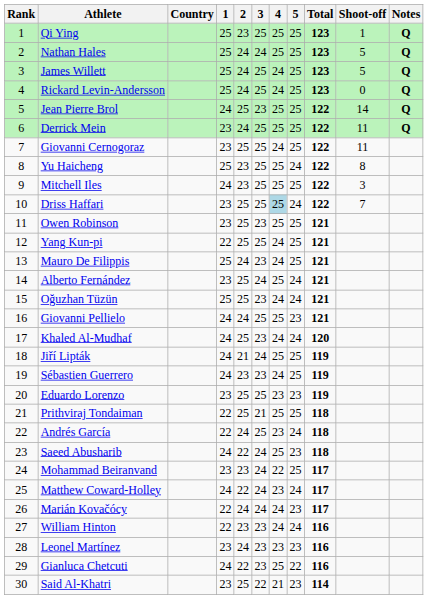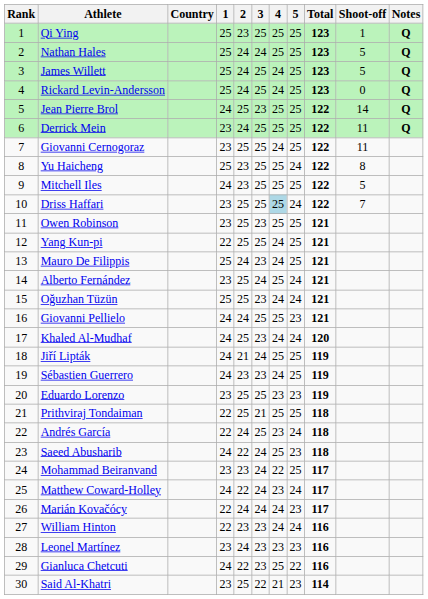(362, 185) 3 -> (362, 185) 5
